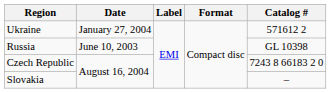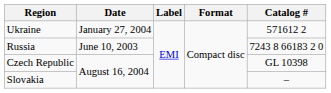(286, 46) GL 10398 -> (286, 46) 7243 8 66183 2 0
(286, 63) 7243 8 66183 2 0 -> (286, 63) GL 10398
